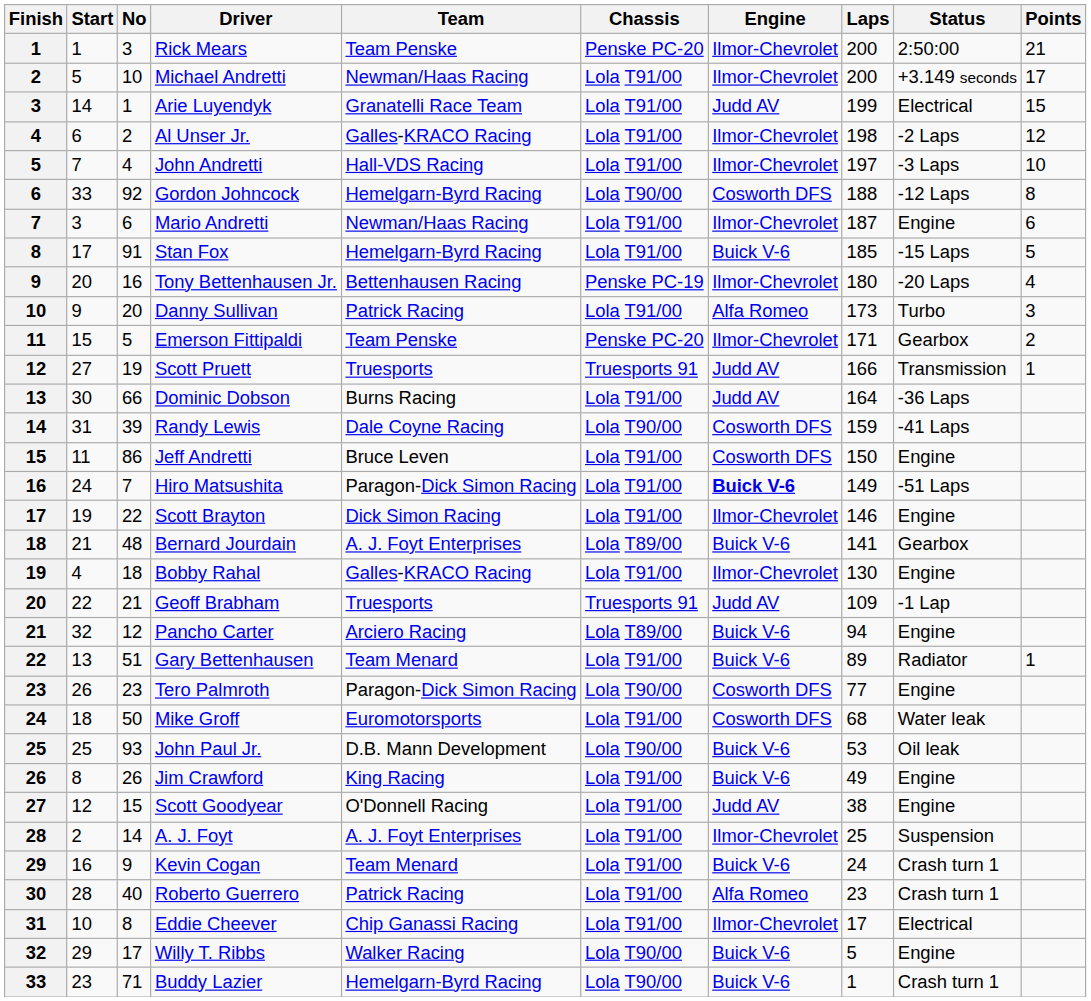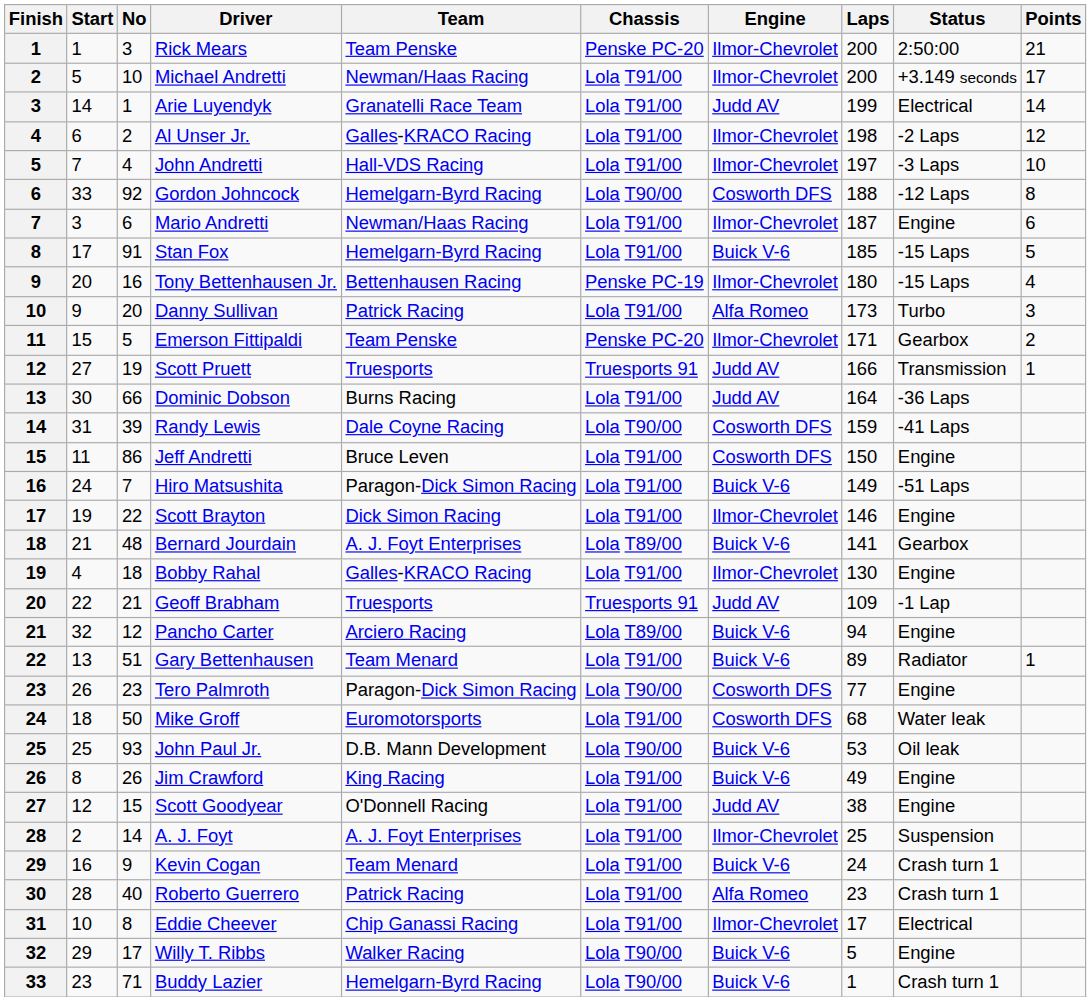(1036, 106) 15 -> (1036, 106) 14
(934, 281) -20 Laps -> (934, 281) -15 Laps
(754, 485) bold -> (751, 485) normal
